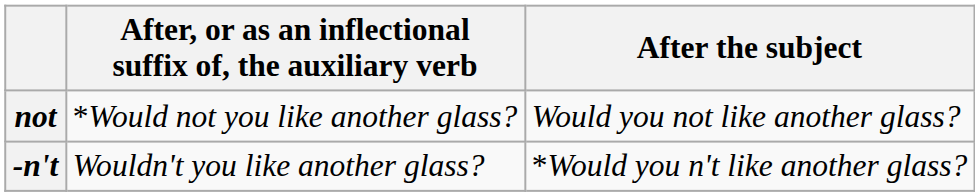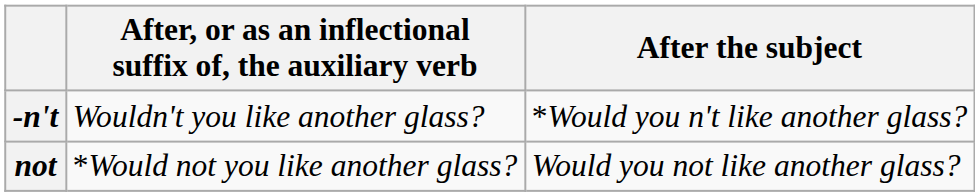rows swapped: (35, 115) <-> (35, 165)
